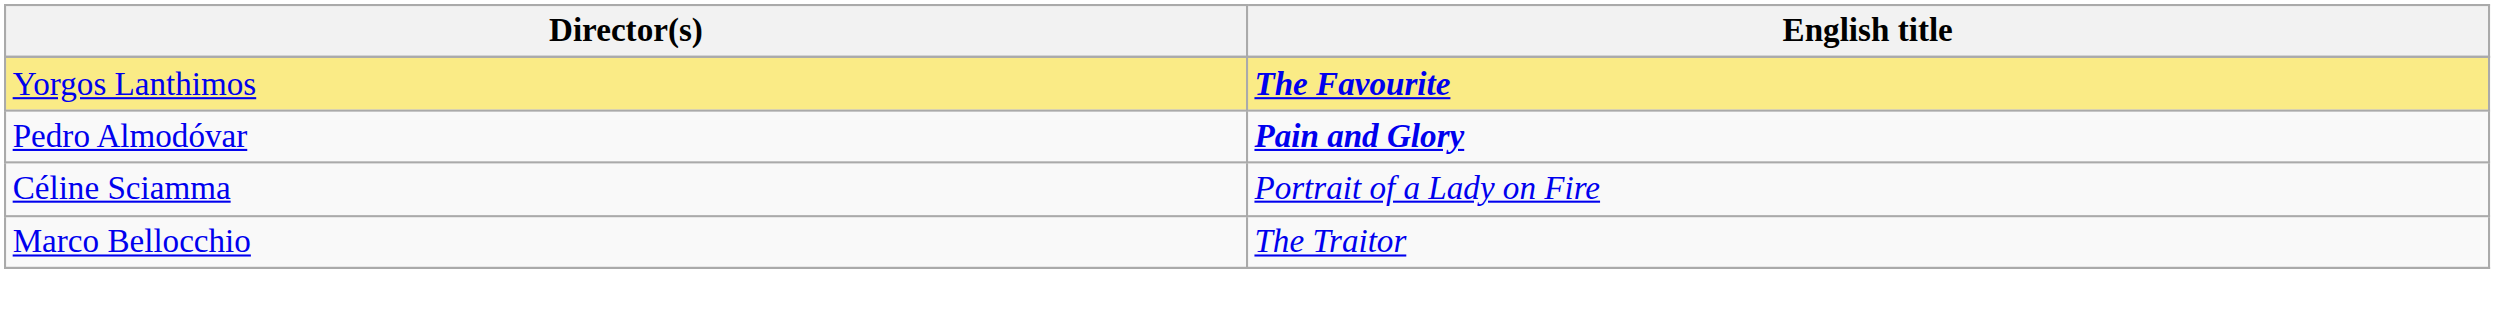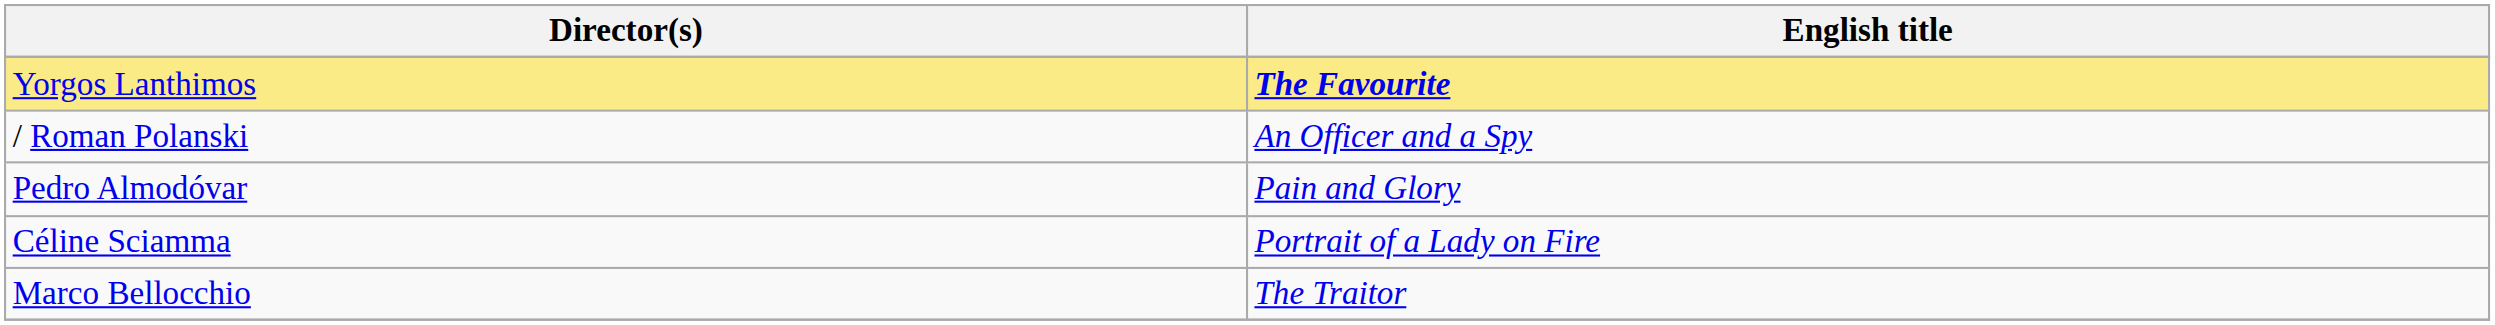+ row: (130, 135)
(1359, 135) bold -> (1357, 188) normal
